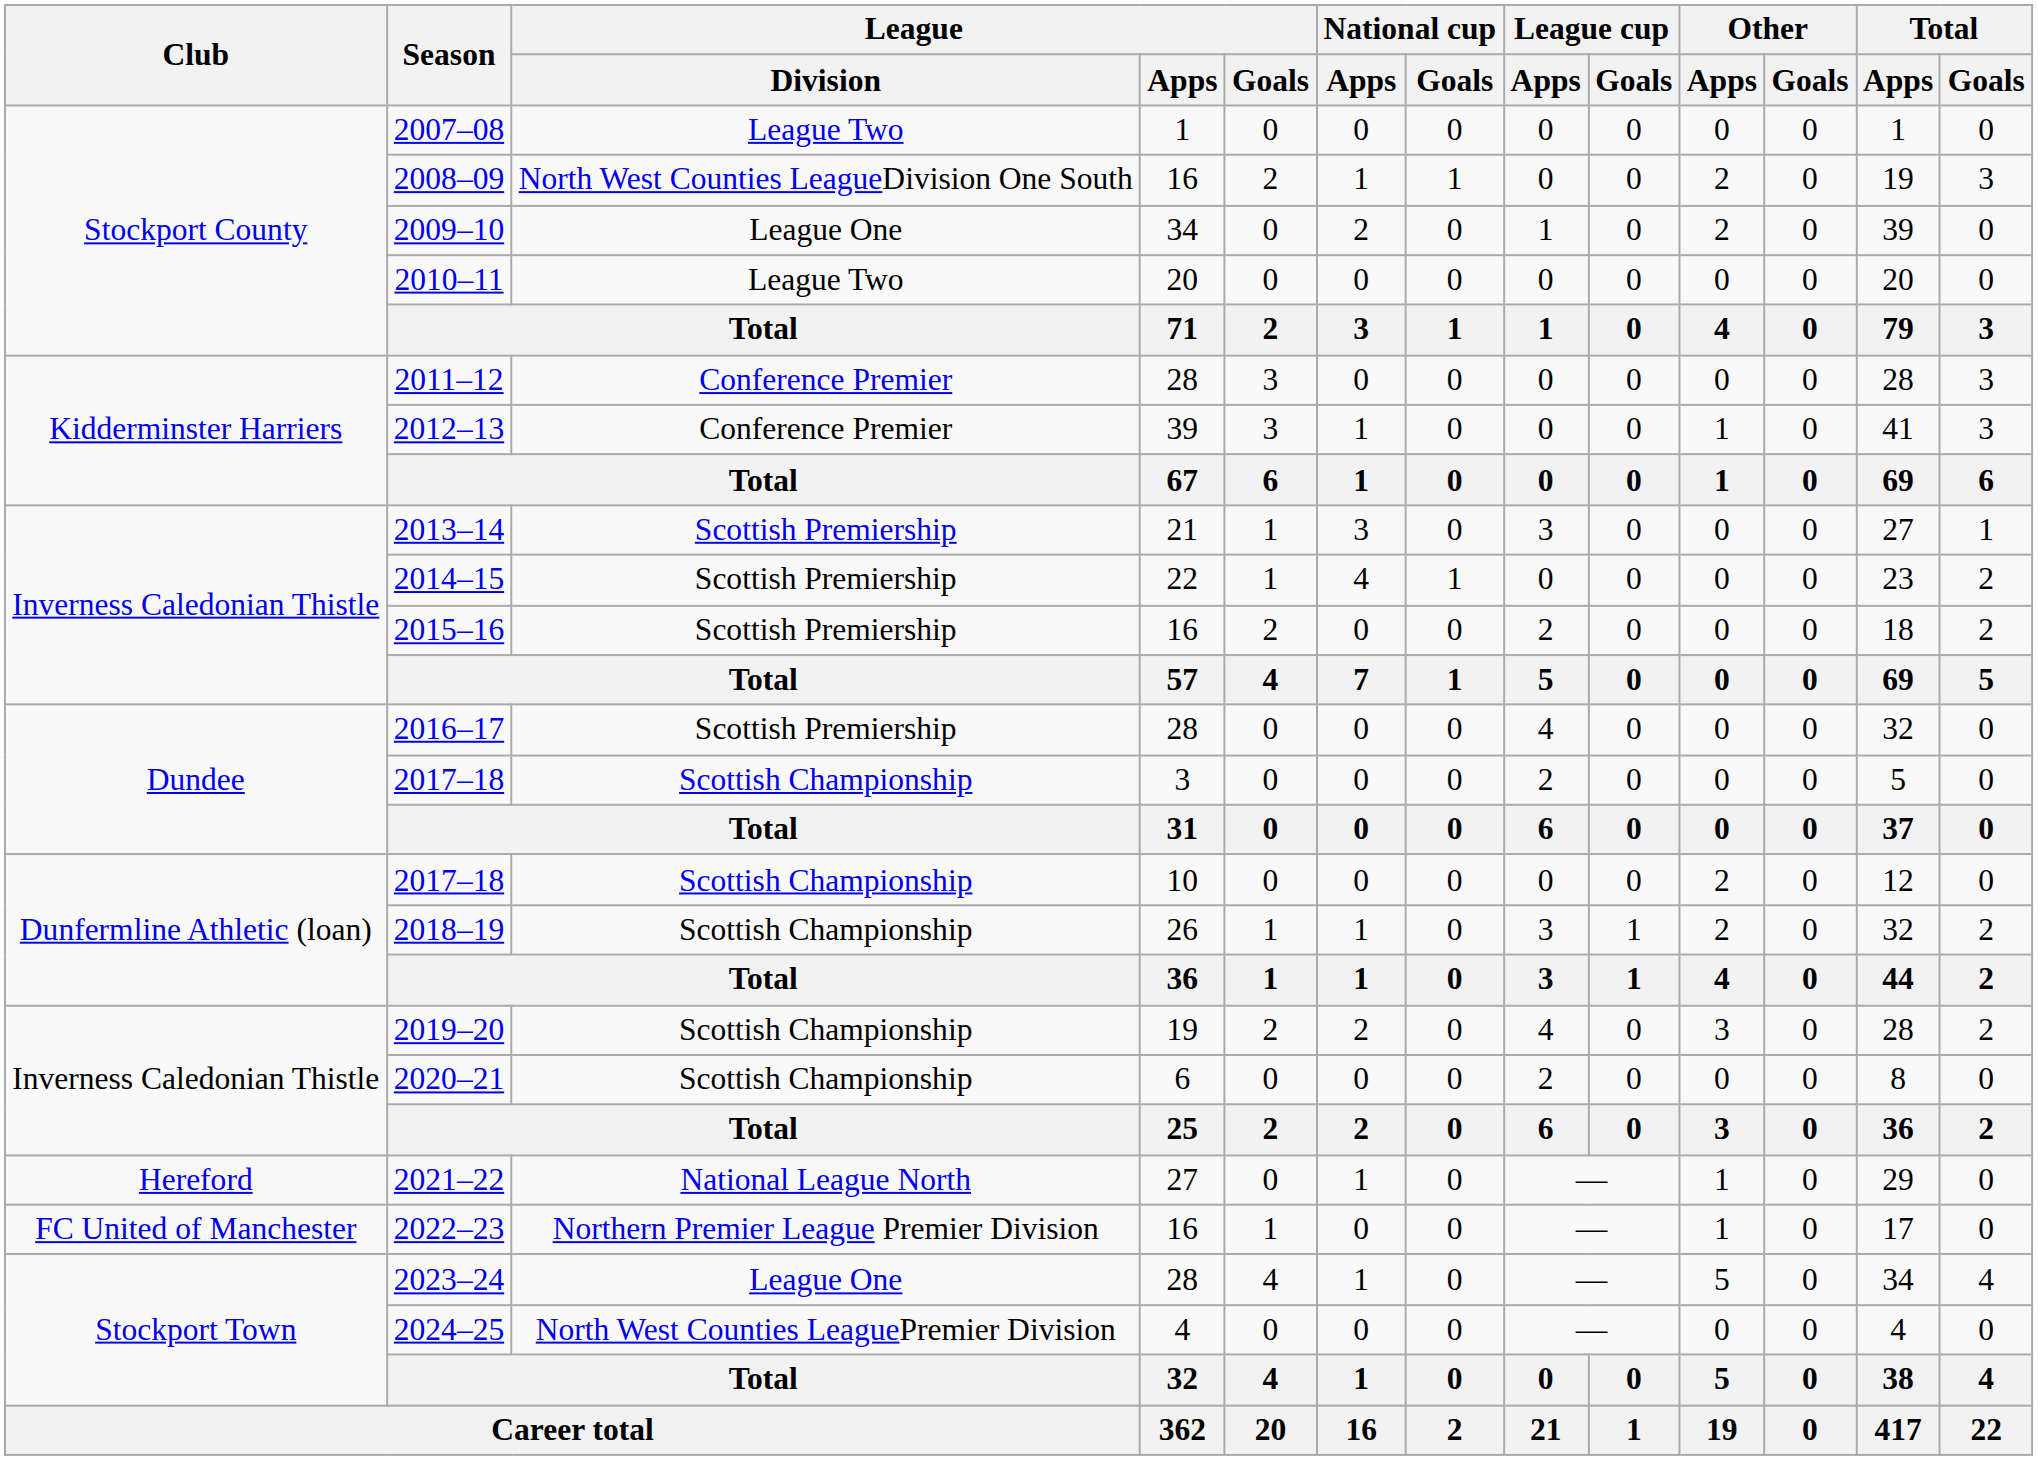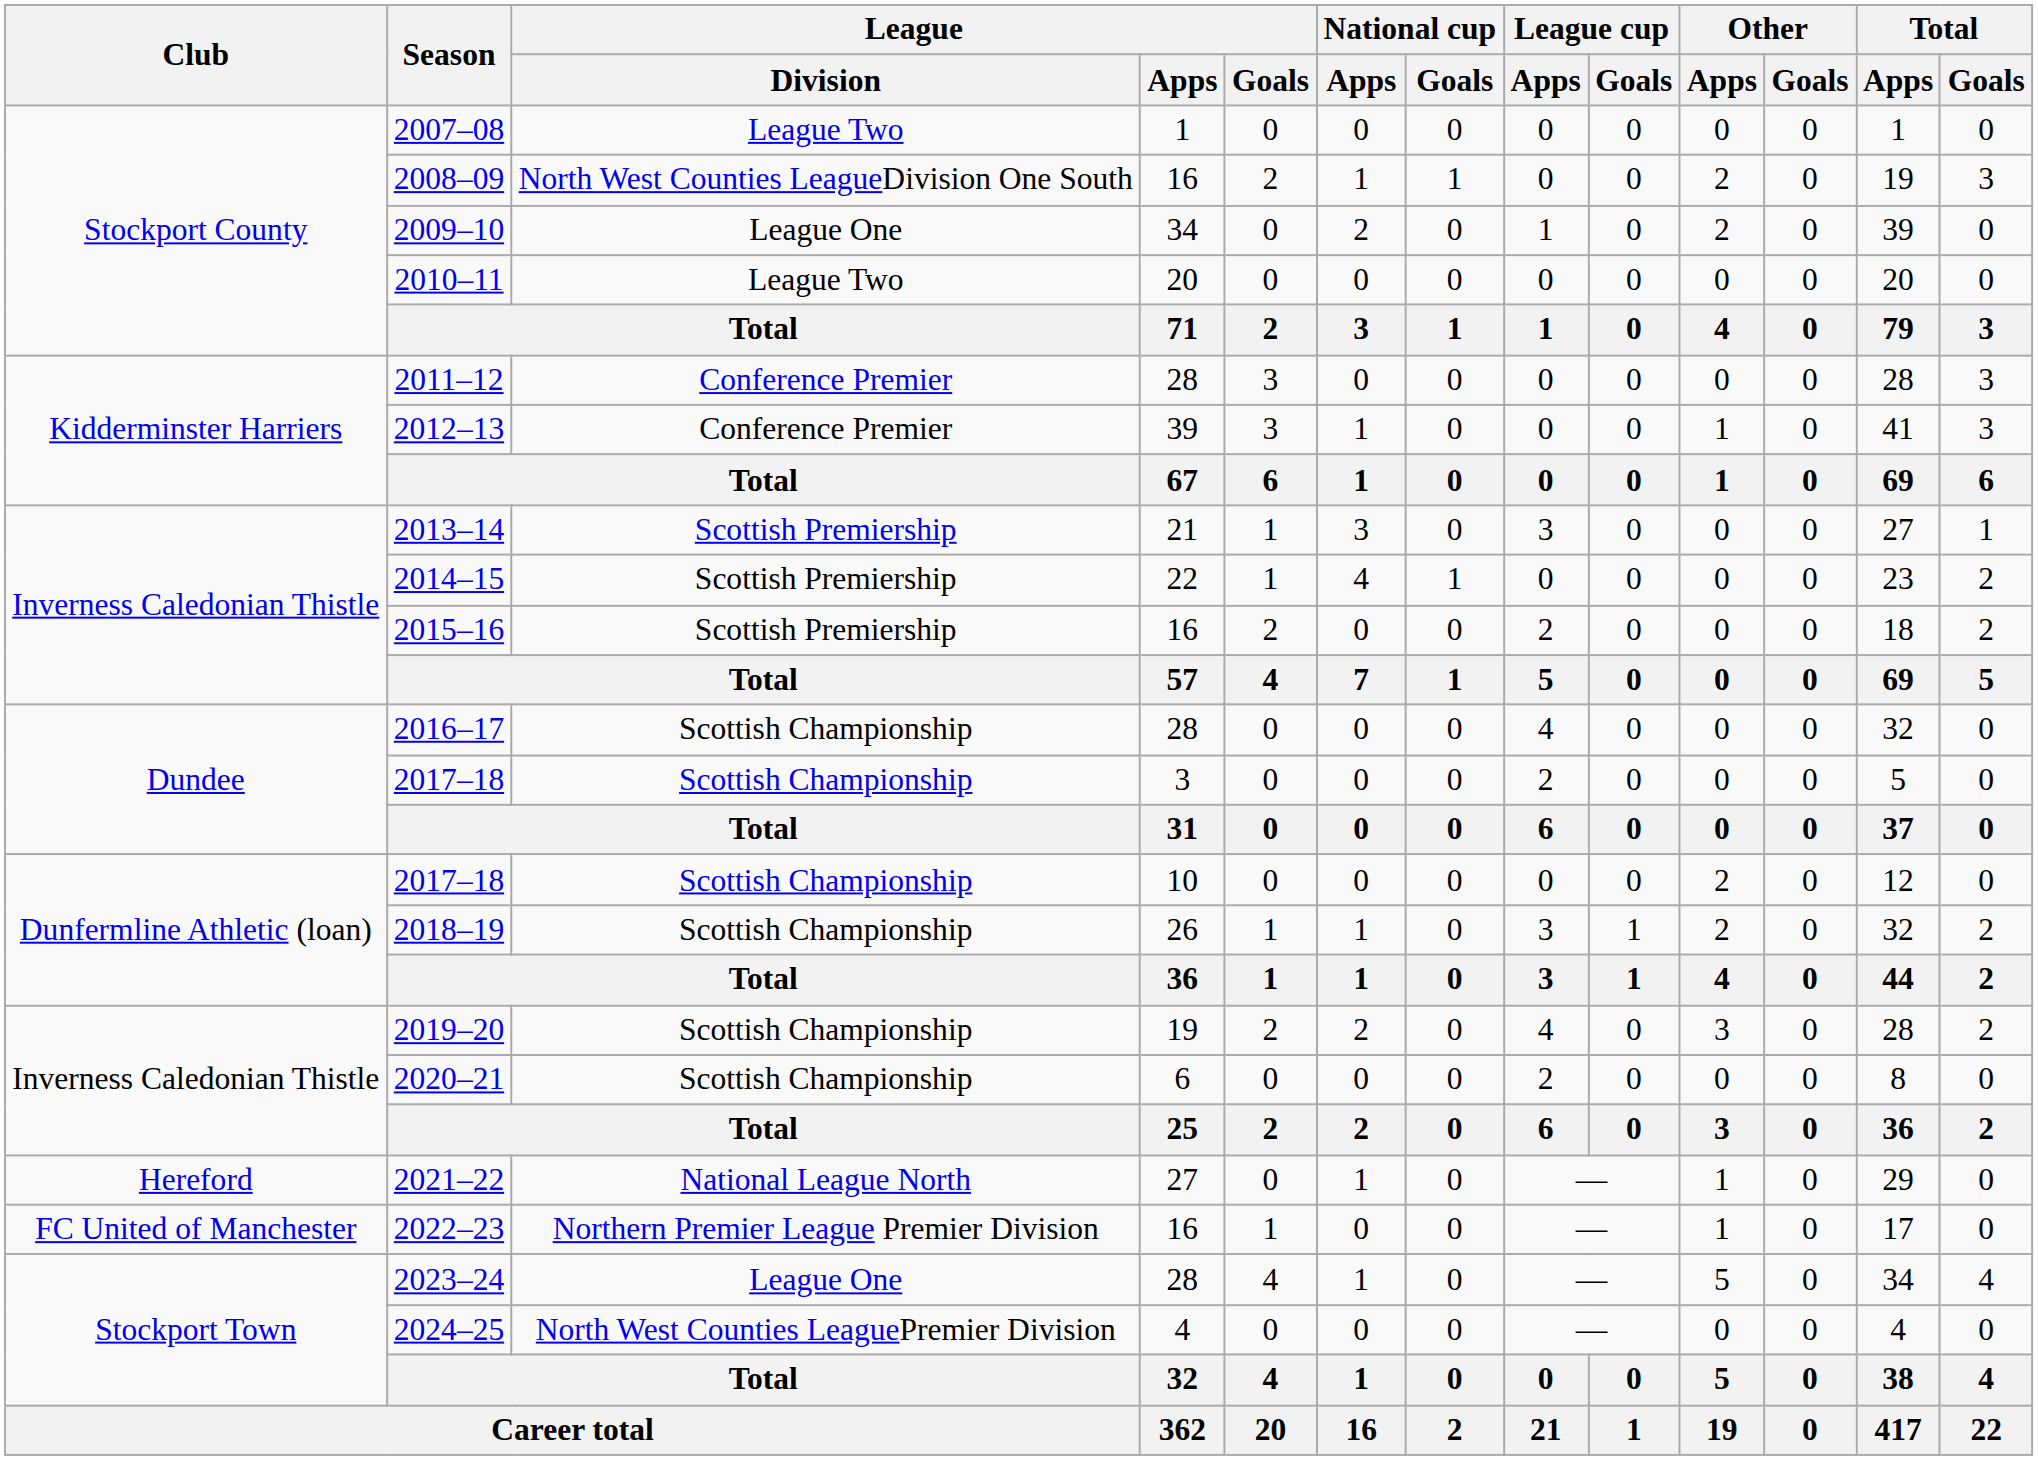(826, 729) Scottish Premiership -> (826, 729) Scottish Championship
